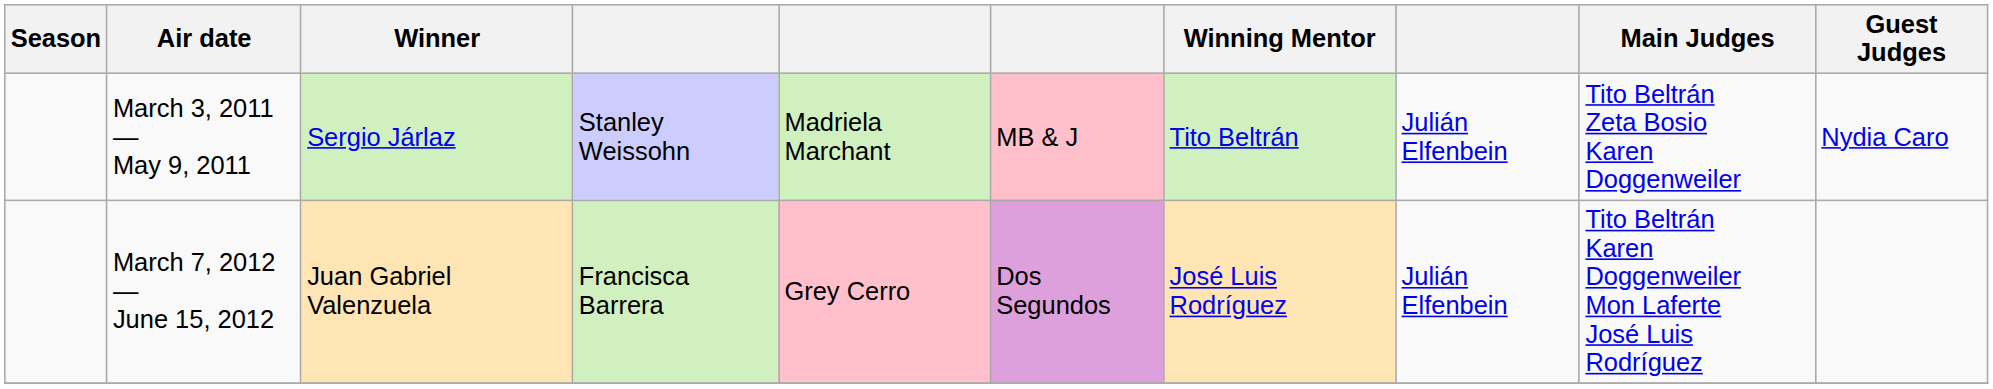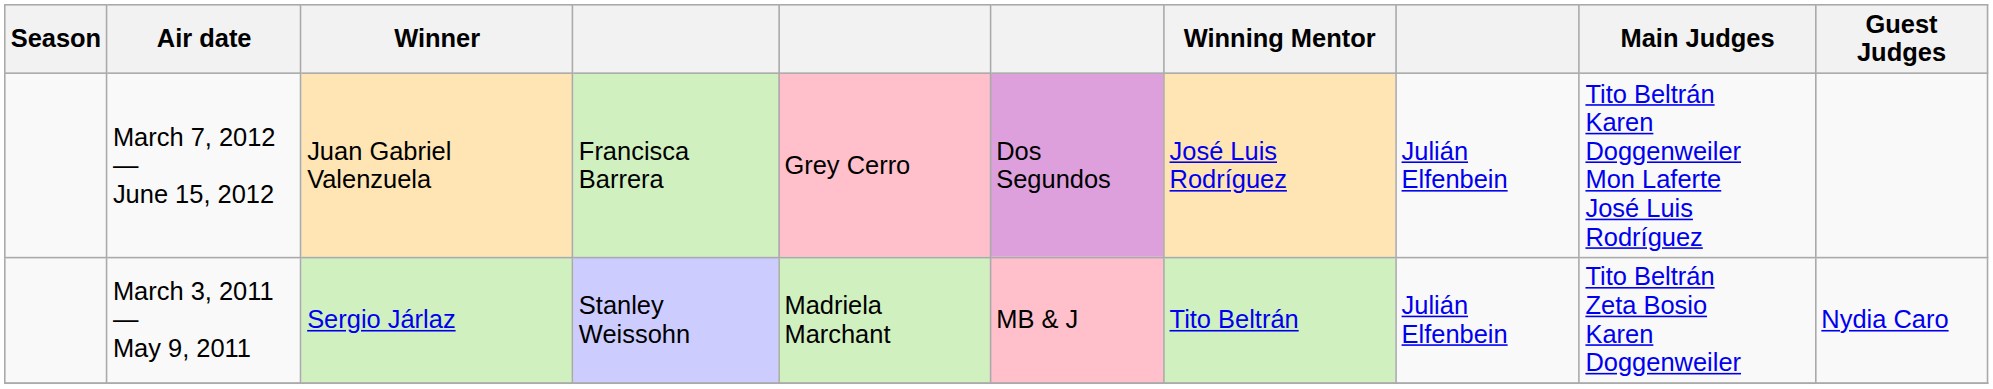rows swapped: (193, 136) <-> (194, 291)
